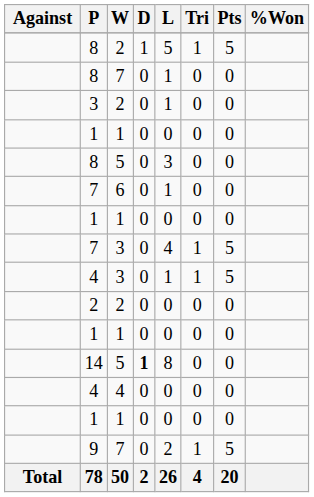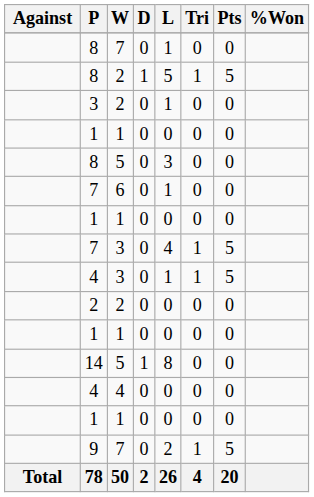rows swapped: (94, 76) <-> (94, 47)
(144, 362) bold -> (144, 362) normal
